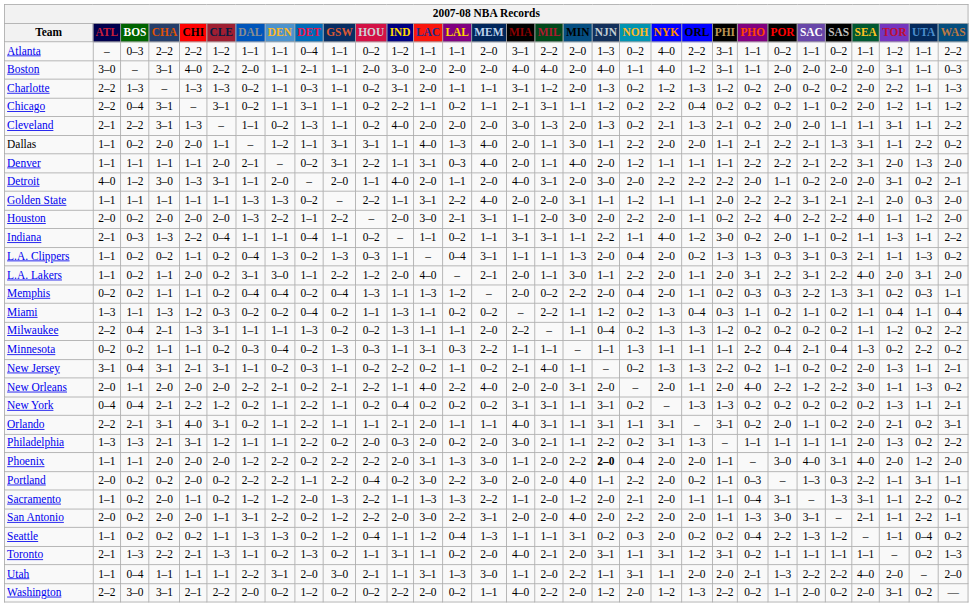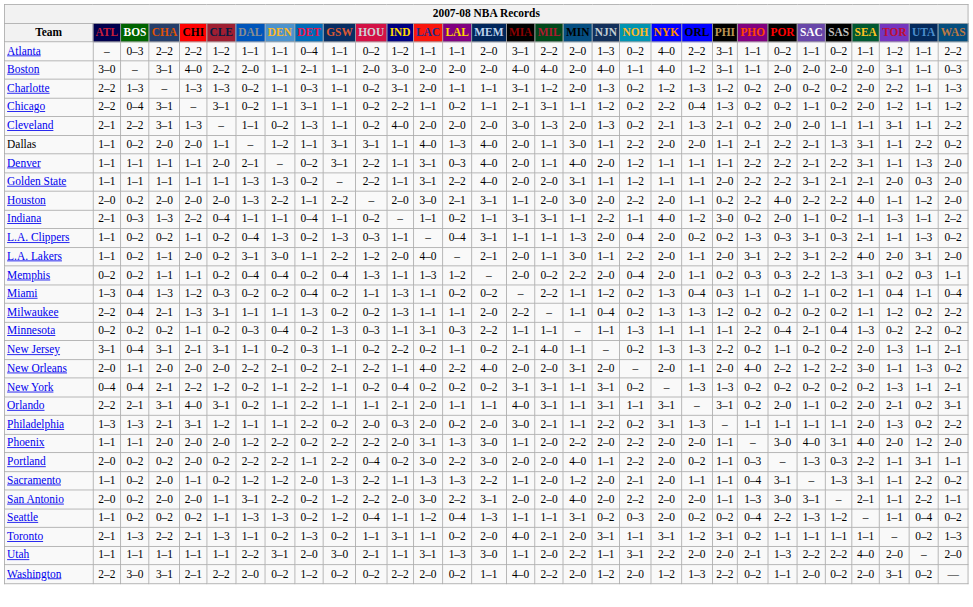(725, 106) 0–2 -> (725, 106) 1–3
(894, 162) 2–0 -> (894, 162) 1–1
- row: (23, 181)
(725, 256) 1–3 -> (725, 237) 0–2
(135, 312) 1–1 -> (135, 293) 0–4
(164, 349) 1–1 -> (164, 331) 0–2
(606, 461) bold -> (606, 443) normal
(635, 461) 0–4 -> (635, 443) 2–2
(135, 573) 0–4 -> (135, 555) 1–1
(666, 573) 1–1 -> (666, 555) 2–2
